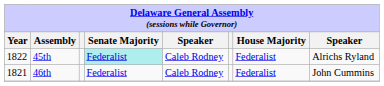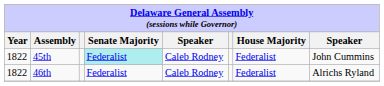(343, 56) Alrichs Ryland -> (343, 56) John Cummins
(17, 72) 1821 -> (17, 72) 1822
(343, 72) John Cummins -> (343, 72) Alrichs Ryland
